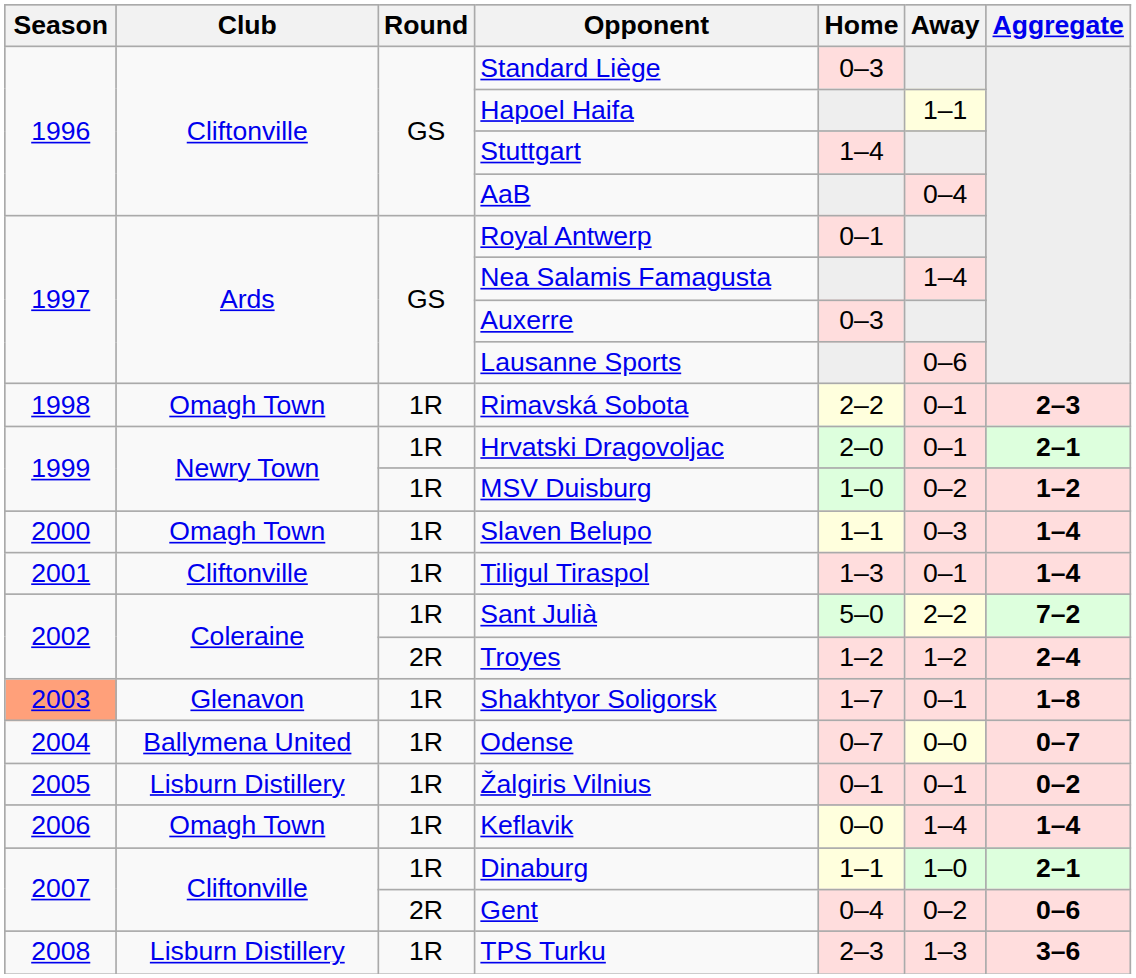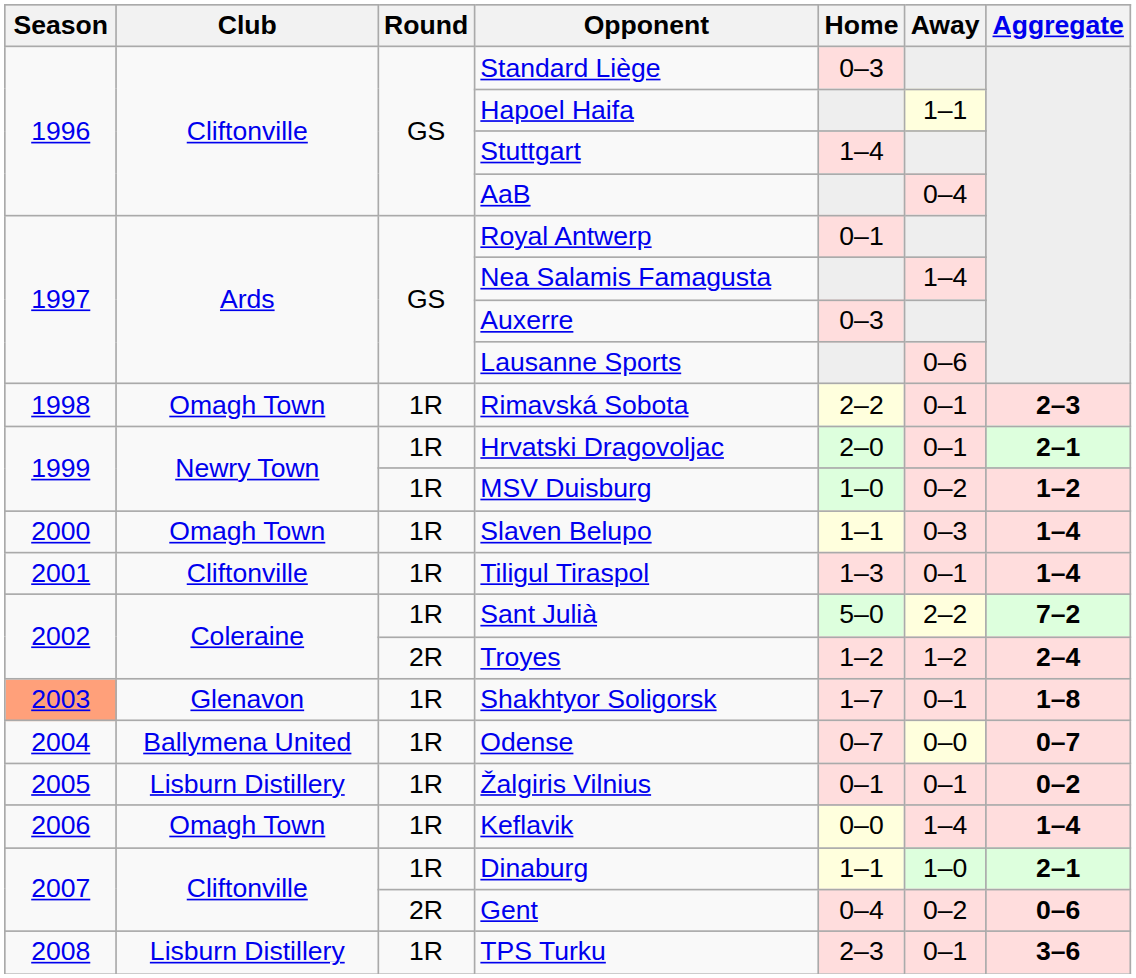(945, 952) 1–3 -> (945, 952) 0–1
